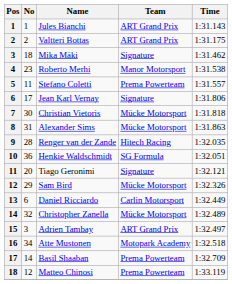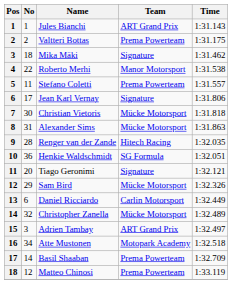(149, 41) ART Grand Prix -> (152, 41) Prema Powerteam
(28, 70) 23 -> (28, 70) 22
